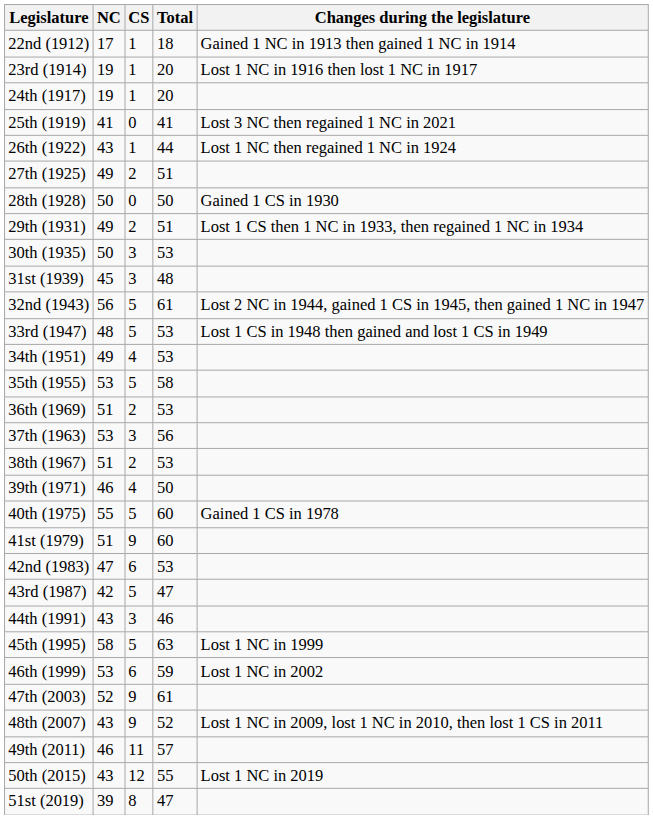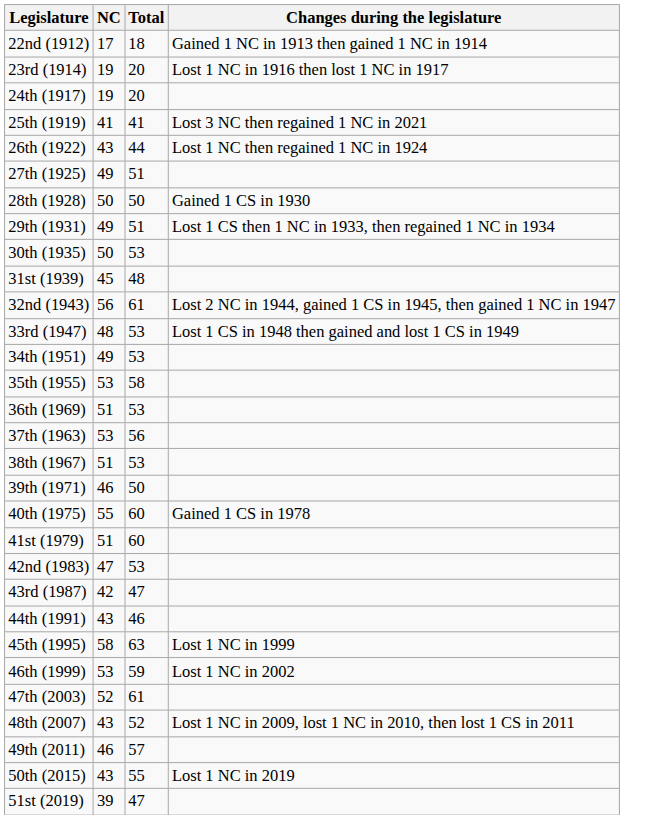- column: (139, 17)
